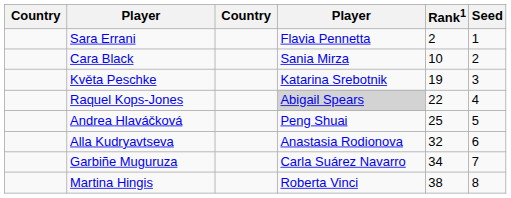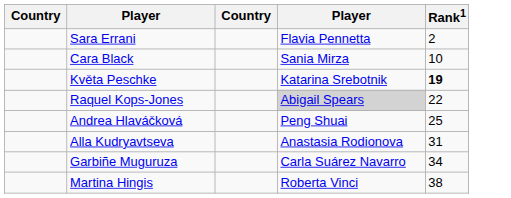- column: (487, 16)
(435, 79) normal -> (435, 79) bold
(435, 141) 32 -> (435, 141) 31
